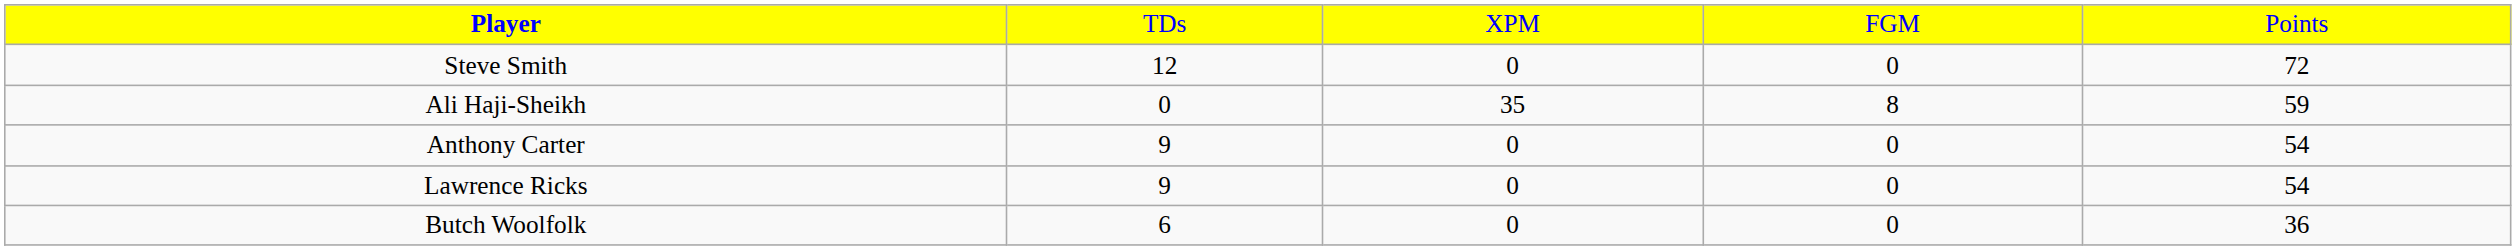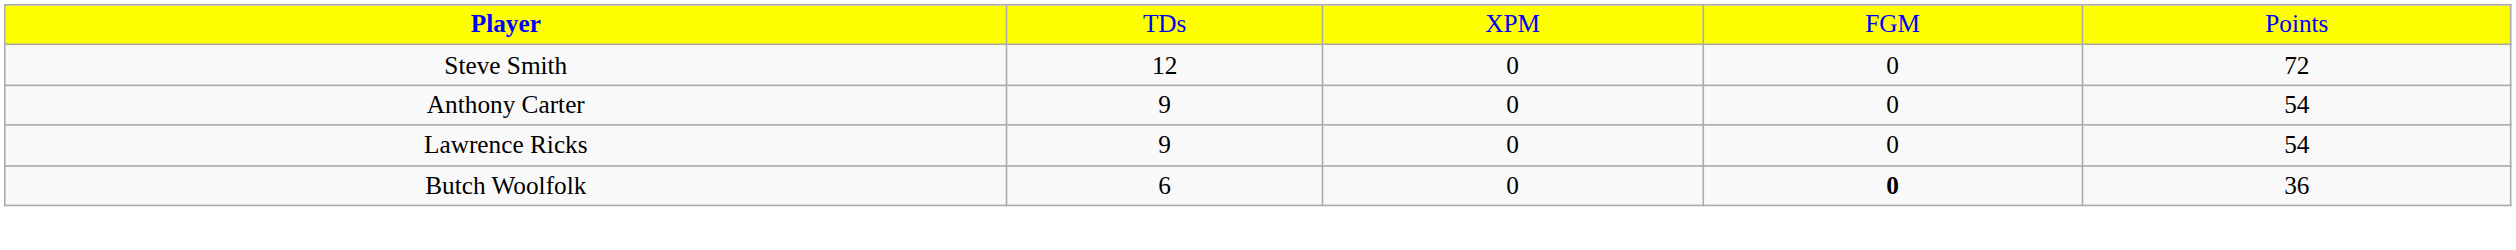- row: (506, 104)
(1893, 225) normal -> (1893, 184) bold
